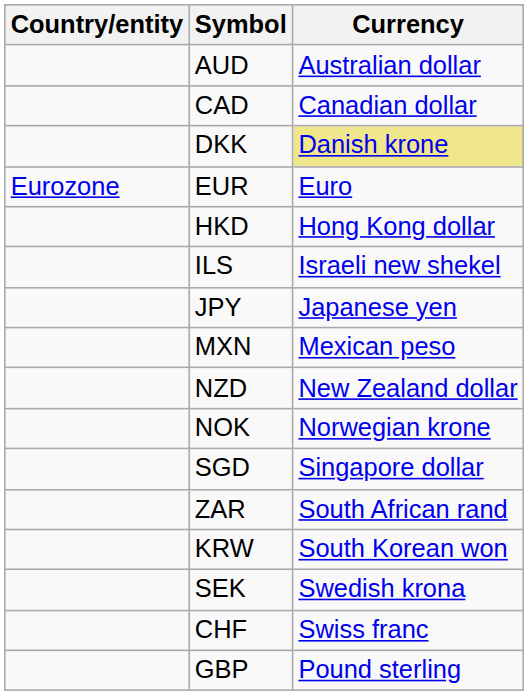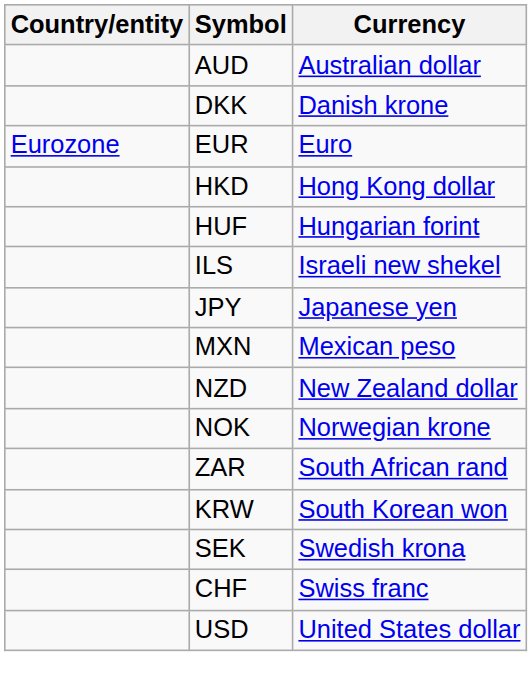- row: (222, 105)
(373, 145) khaki background -> (373, 105) no background
+ row: (221, 226)
- row: (222, 468)
- row: (222, 670)
+ row: (222, 629)
